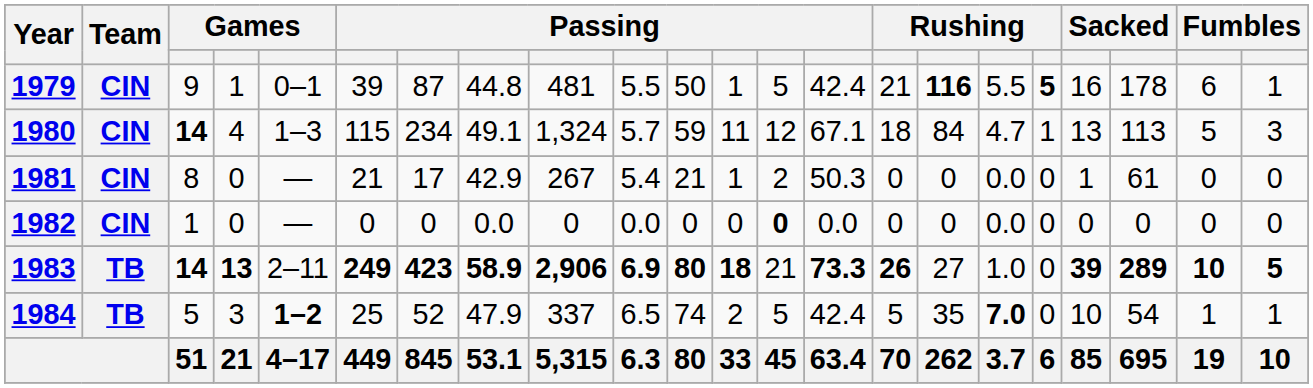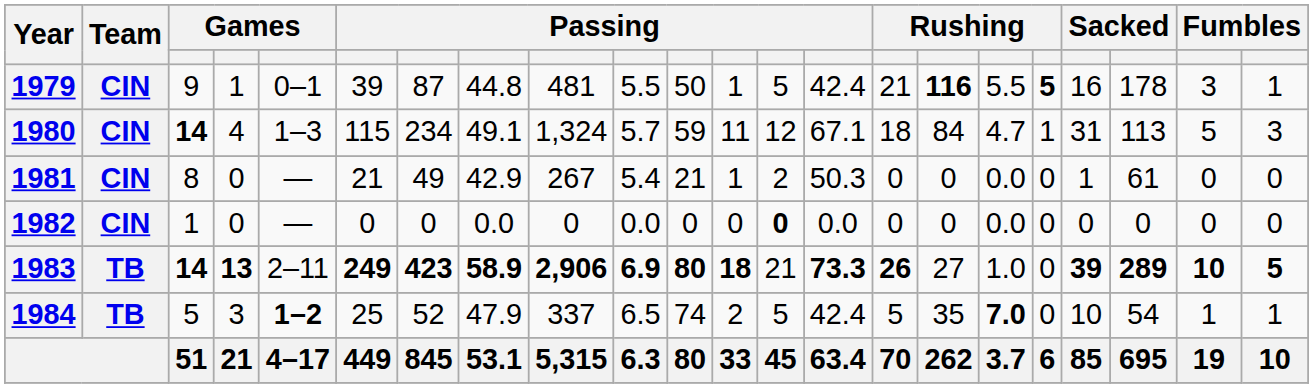(1209, 86) 6 -> (1209, 86) 3
(1086, 131) 13 -> (1086, 131) 31
(429, 177) 17 -> (429, 177) 49
